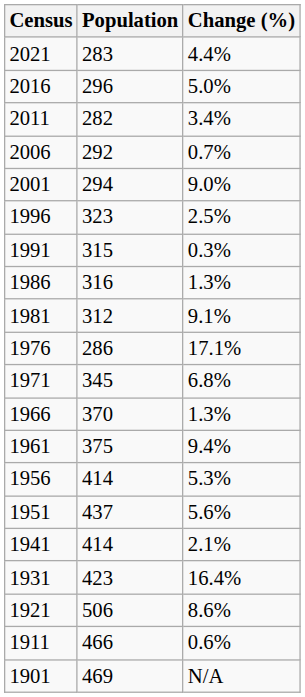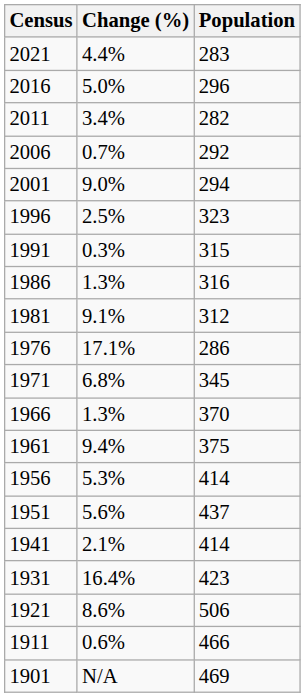columns swapped: (130, 20) <-> (241, 20)
